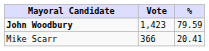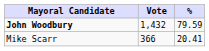(153, 25) 1,423 -> (153, 25) 1,432
